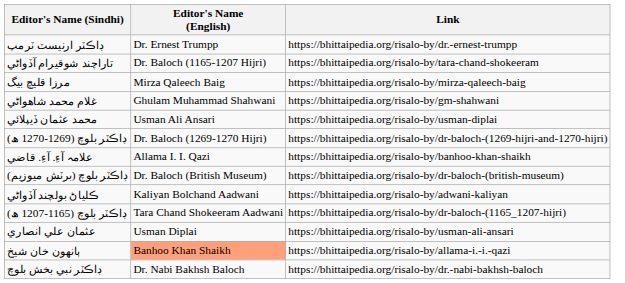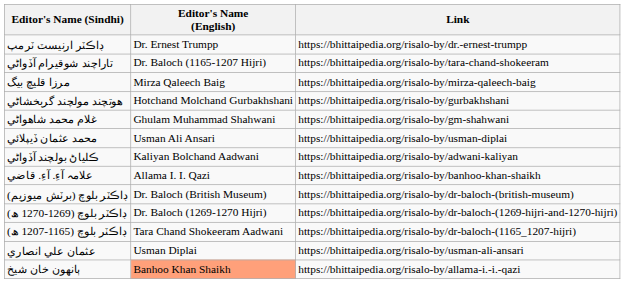+ row: (65, 101)
rows swapped: (53, 194) <-> (67, 138)
- row: (55, 269)
